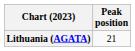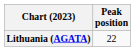(112, 38) 21 -> (112, 38) 22
